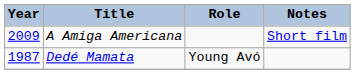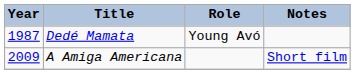rows swapped: (90, 59) <-> (114, 37)
